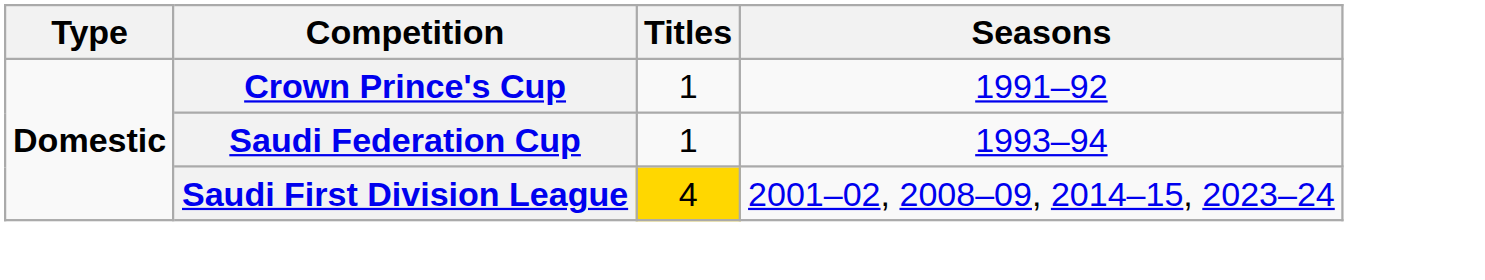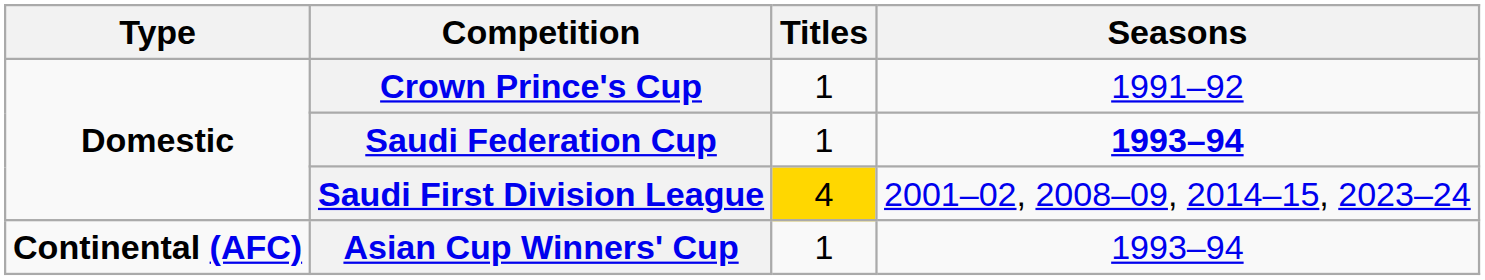(1041, 140) normal -> (1177, 140) bold
+ row: (541, 248)
